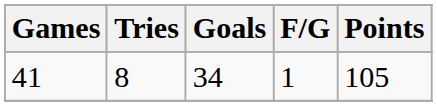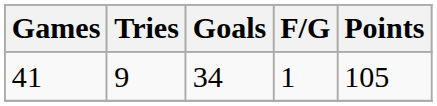(122, 76) 8 -> (122, 76) 9
